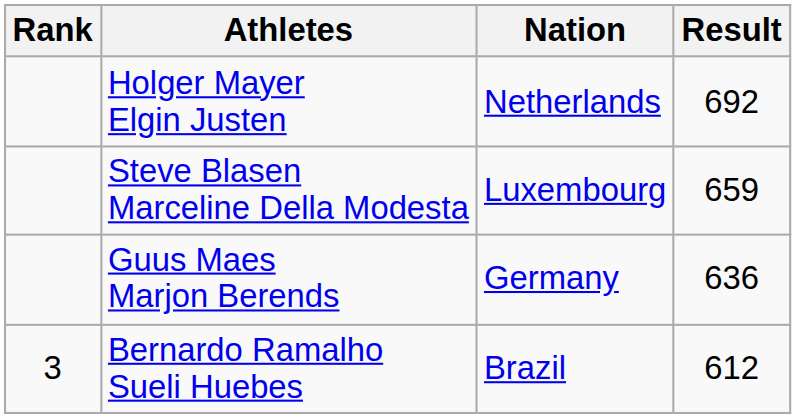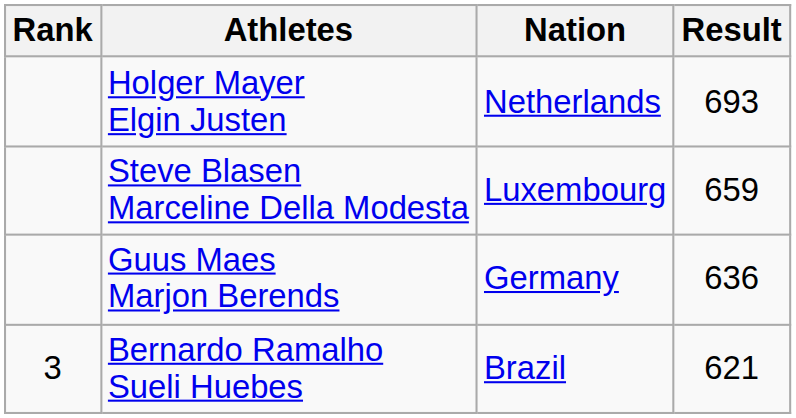(732, 100) 692 -> (732, 100) 693
(732, 367) 612 -> (732, 367) 621
